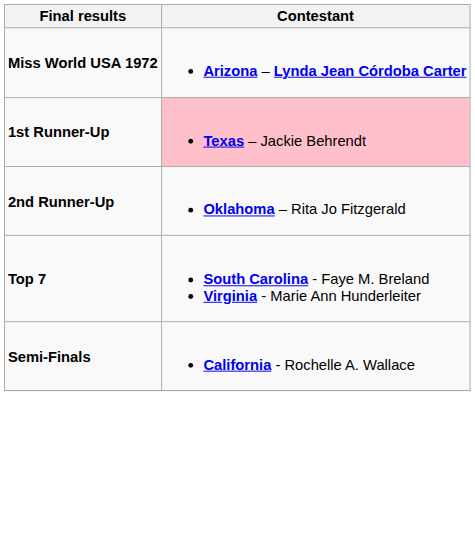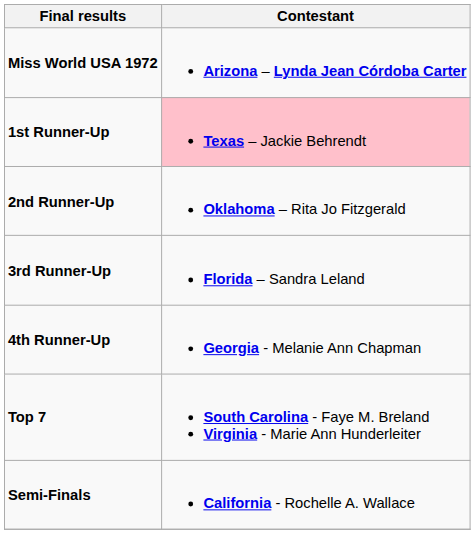+ row: (59, 271)
+ row: (59, 340)
